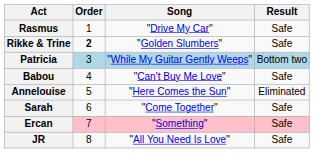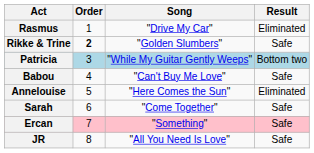(282, 28) Safe -> (282, 28) Eliminated
